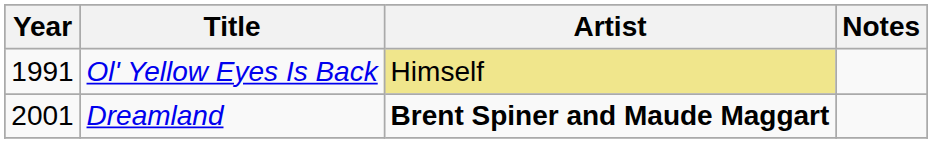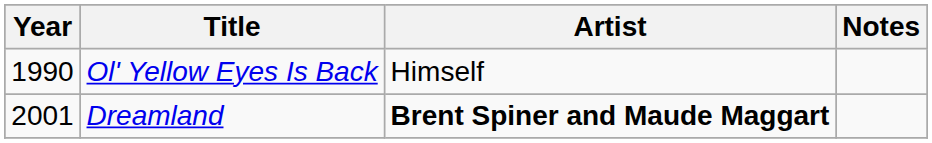(42, 71) 1991 -> (42, 71) 1990
(437, 71) khaki background -> (437, 71) no background
